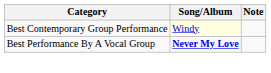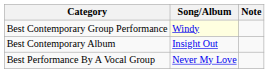+ row: (61, 44)
(205, 44) bold -> (204, 60) normal
